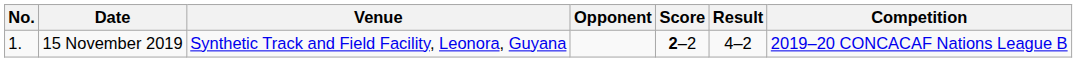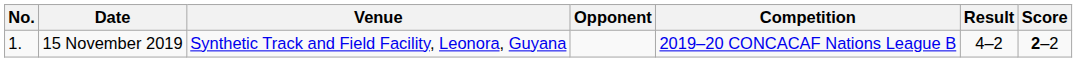columns swapped: (682, 17) <-> (919, 17)
